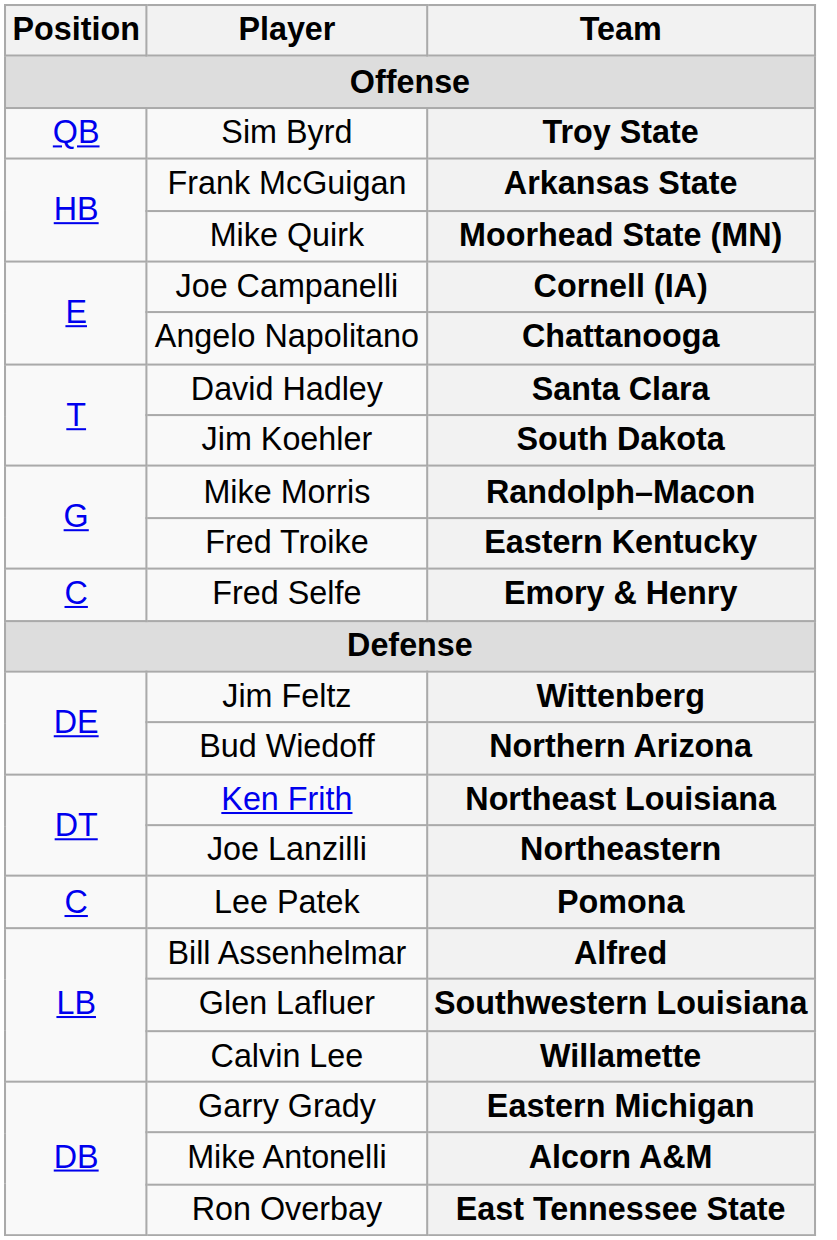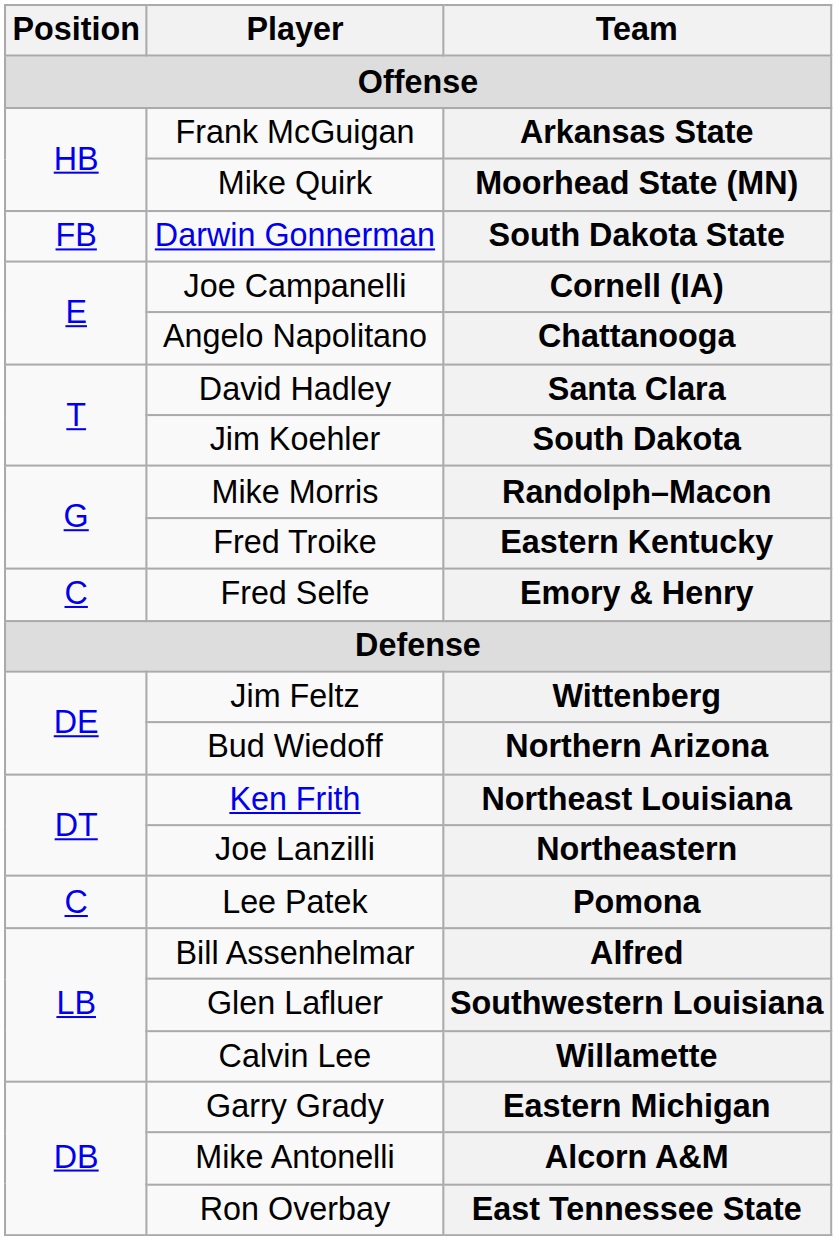- row: (621, 132)
+ row: (637, 235)
